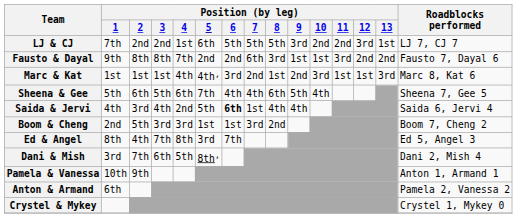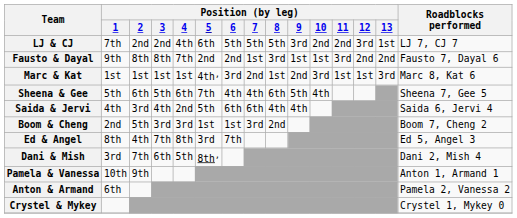(184, 44) 1st -> (184, 44) 4th
(255, 59) 6th -> (255, 59) 1st
(184, 76) 4th -> (184, 76) 1st
(233, 109) bold -> (233, 109) normal
(255, 109) 1st -> (255, 109) 6th
